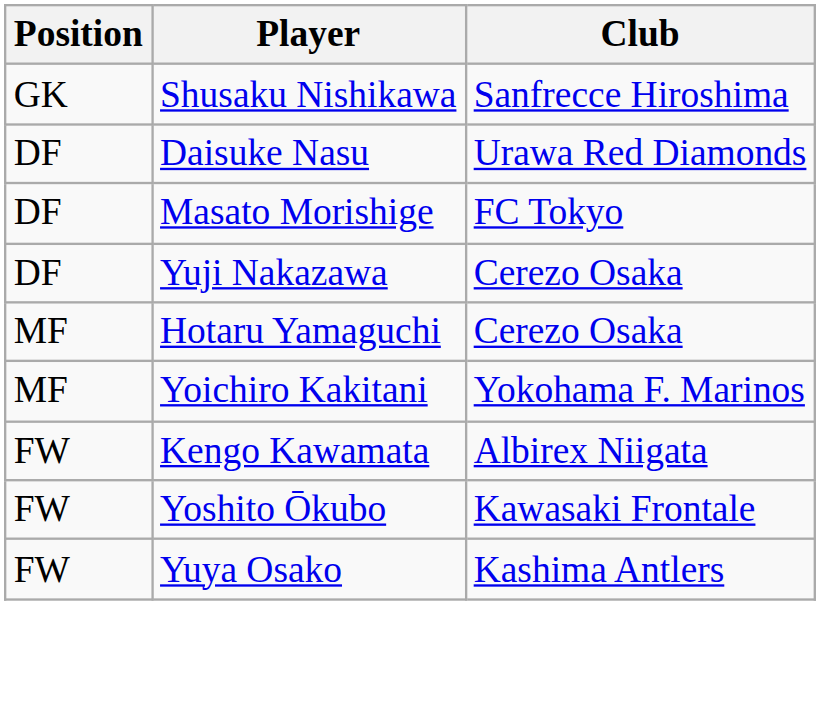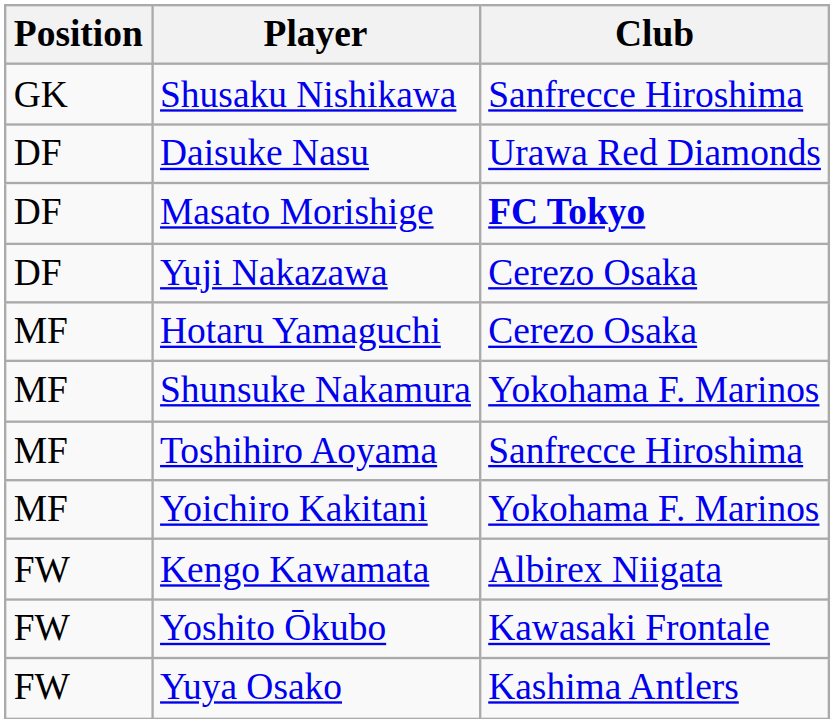(548, 212) normal -> (567, 212) bold
+ row: (315, 390)
+ row: (299, 449)
